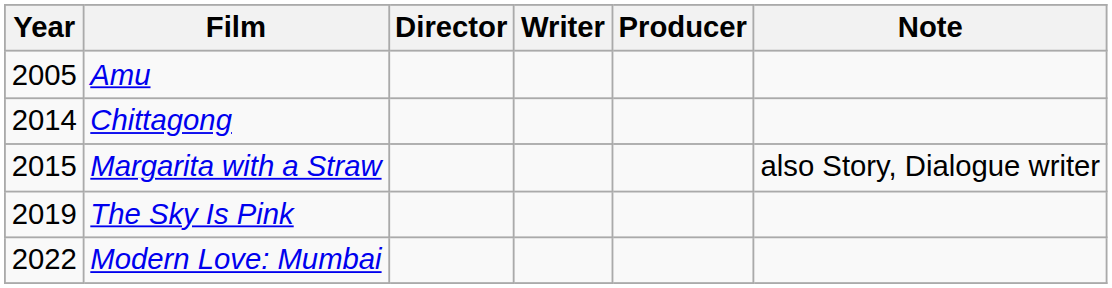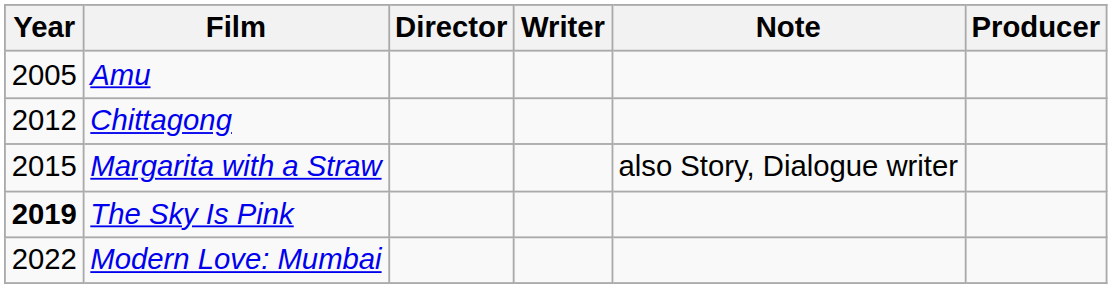columns swapped: (683, 27) <-> (930, 27)
(44, 120) 2014 -> (44, 120) 2012
(44, 213) normal -> (44, 213) bold
